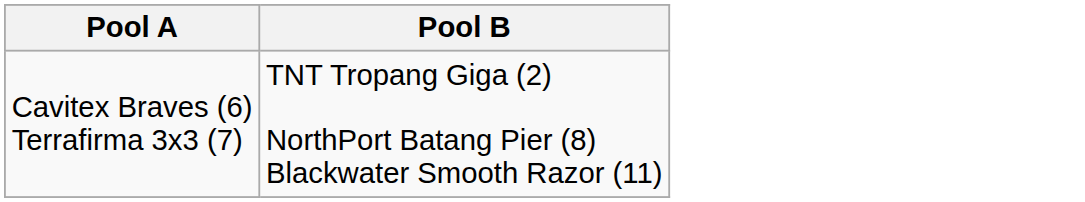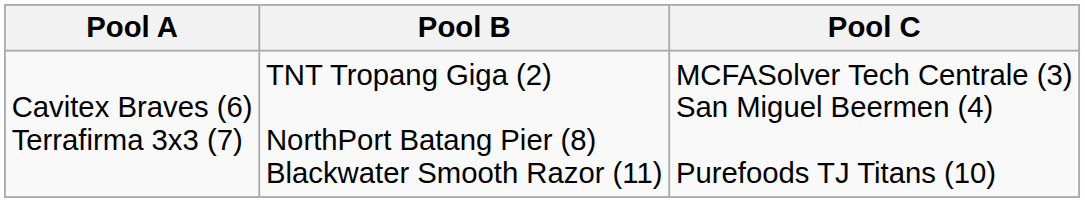+ column: (874, 27)
